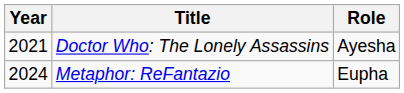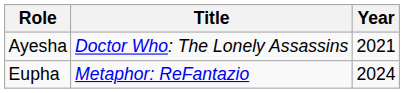columns swapped: (28, 18) <-> (366, 18)
